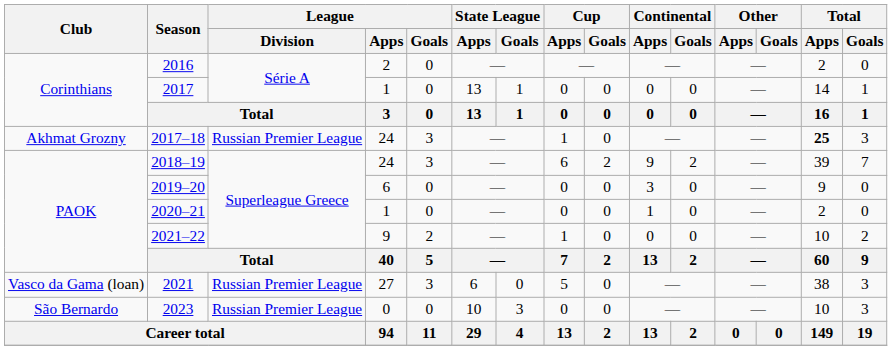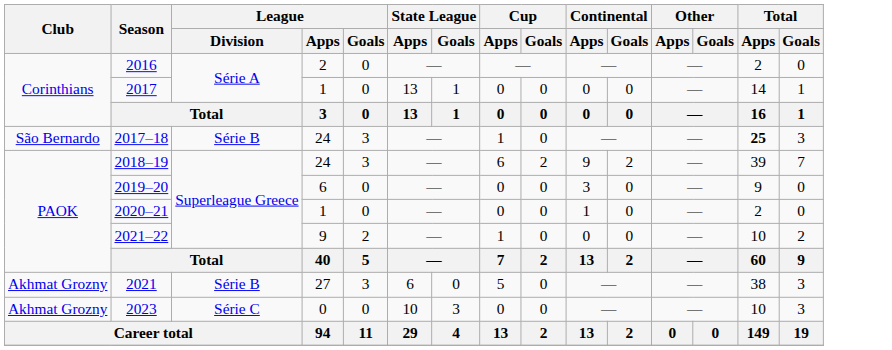(76, 138) Akhmat Grozny -> (58, 138) São Bernardo
(287, 138) Russian Premier League -> (237, 138) Série B
(76, 284) Vasco da Gama (loan) -> (58, 284) Akhmat Grozny
(287, 284) Russian Premier League -> (237, 284) Série B
(76, 308) São Bernardo -> (58, 308) Akhmat Grozny
(287, 308) Russian Premier League -> (237, 308) Série C
